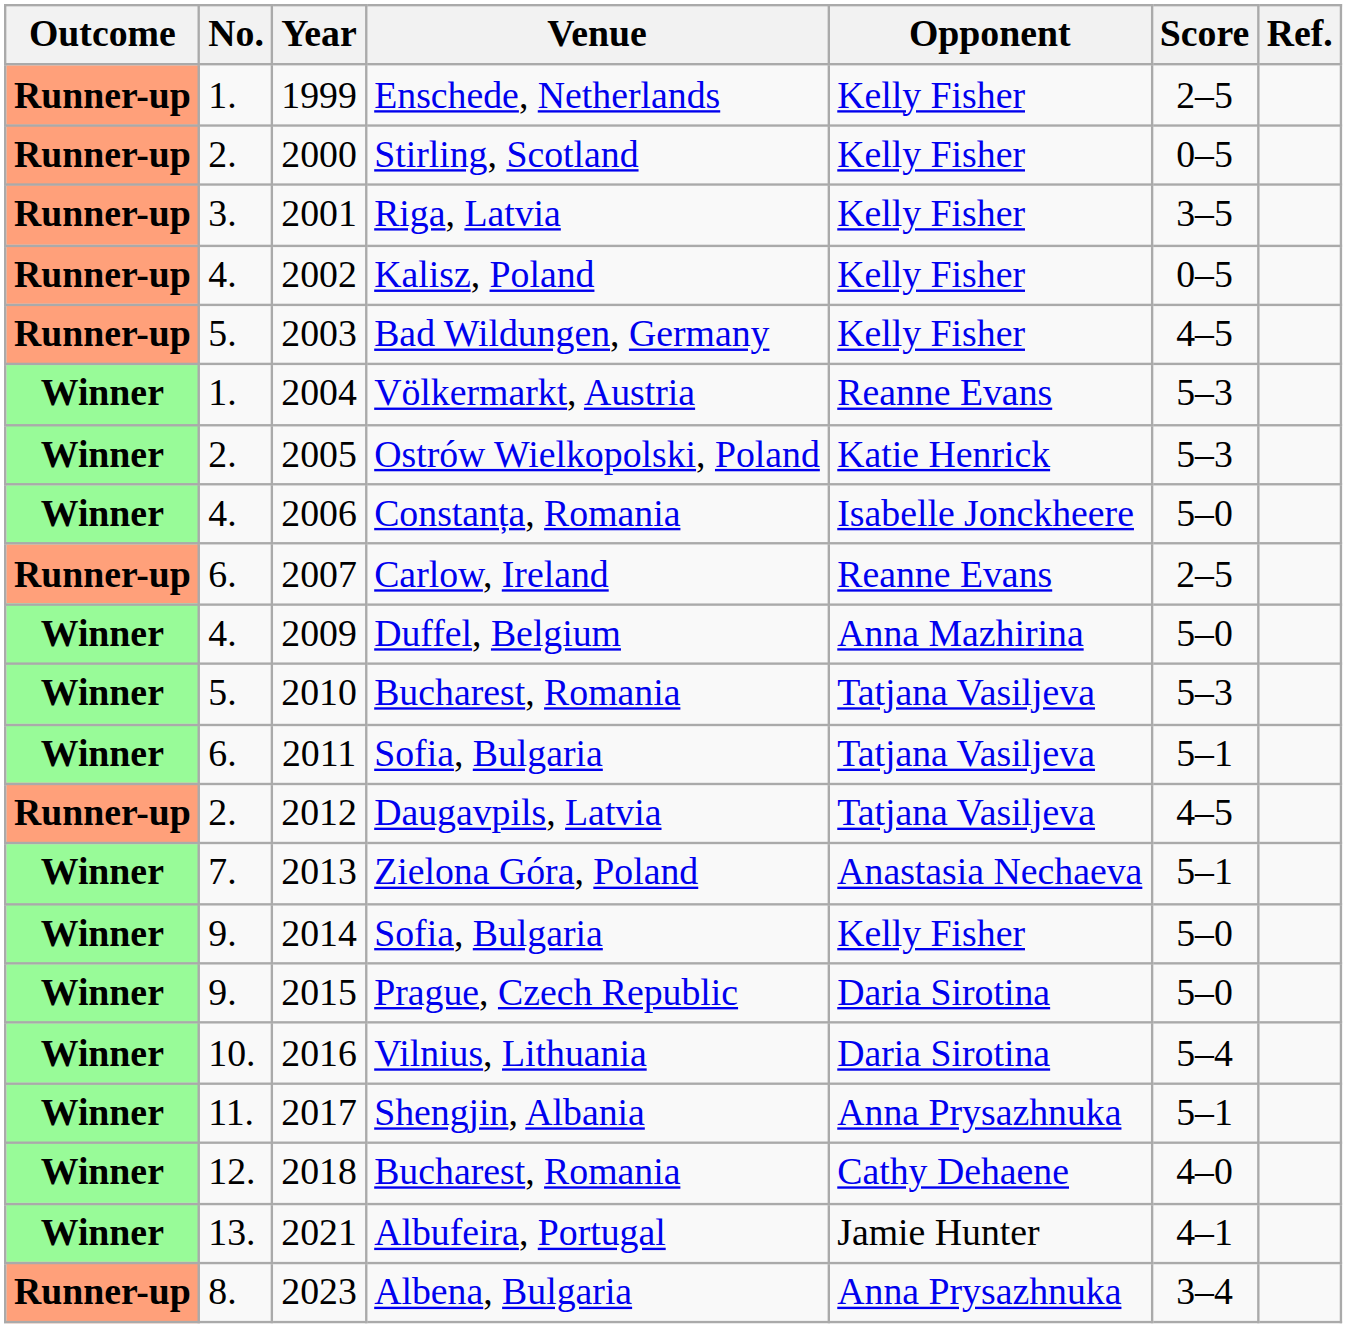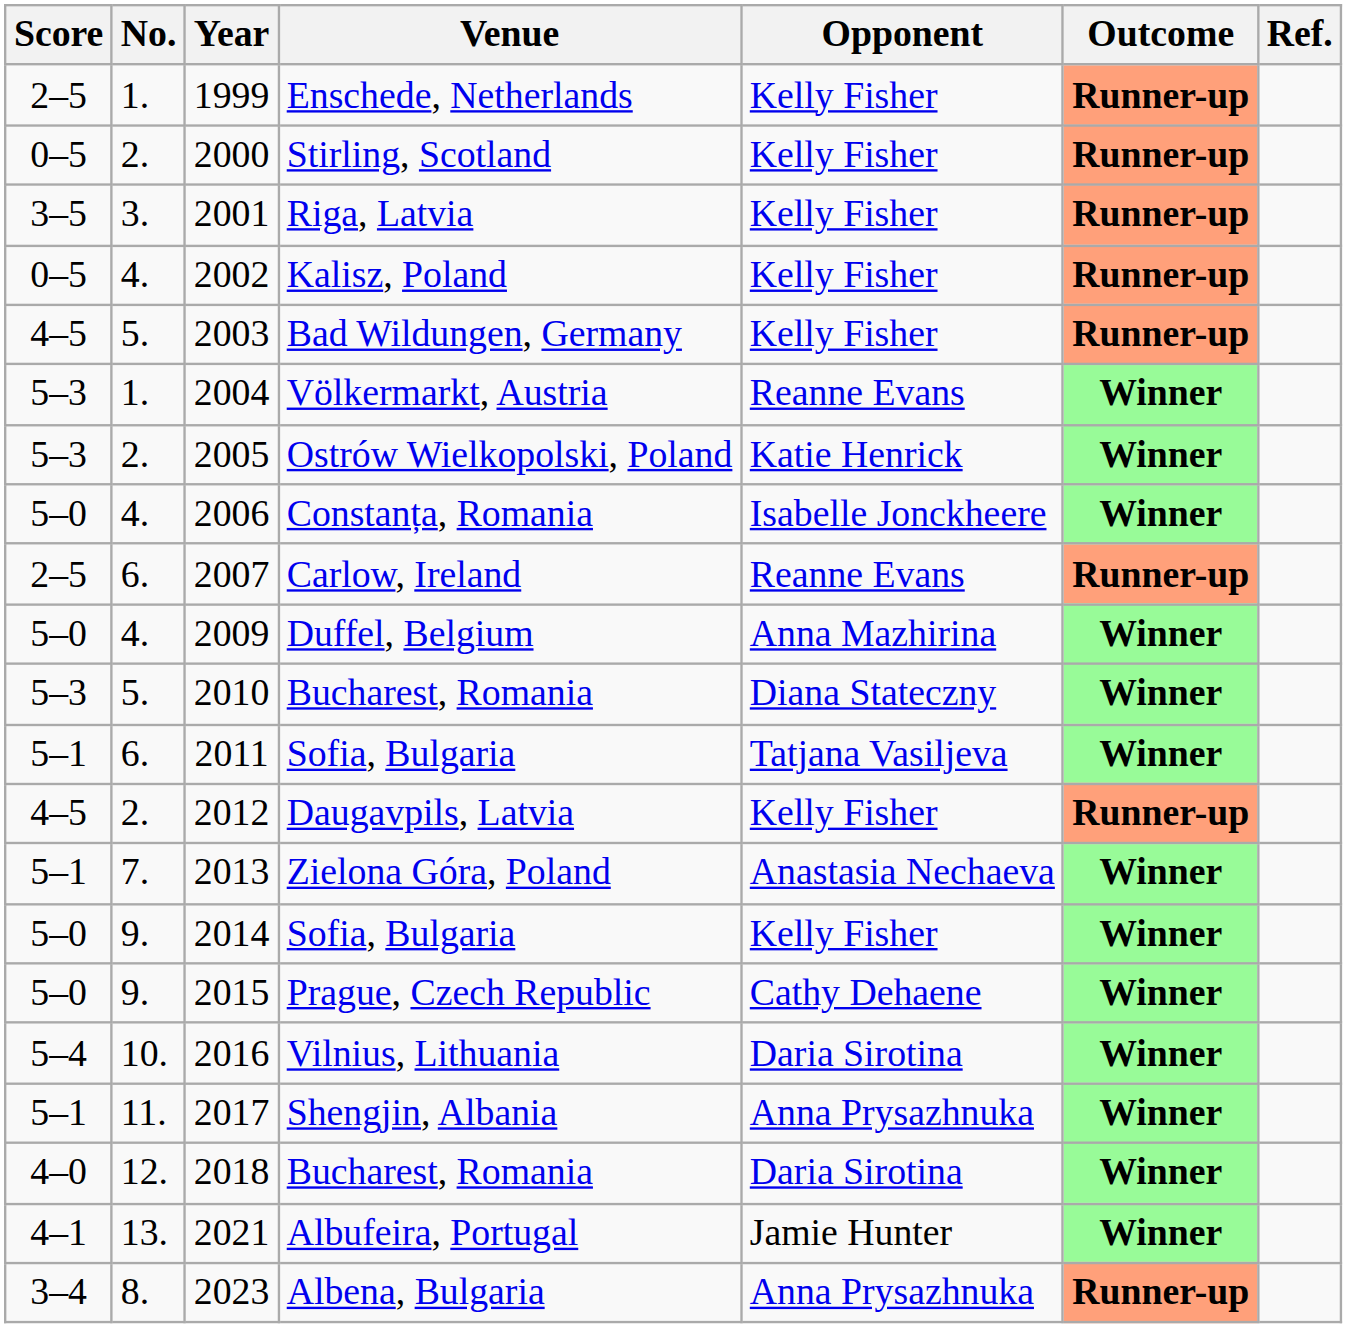columns swapped: (102, 34) <-> (1204, 34)
(966, 693) Tatjana Vasiljeva -> (873, 693) Diana Stateczny
(966, 812) Tatjana Vasiljeva -> (844, 812) Kelly Fisher
(944, 992) Daria Sirotina -> (866, 992) Cathy Dehaene
(953, 1172) Cathy Dehaene -> (856, 1172) Daria Sirotina
